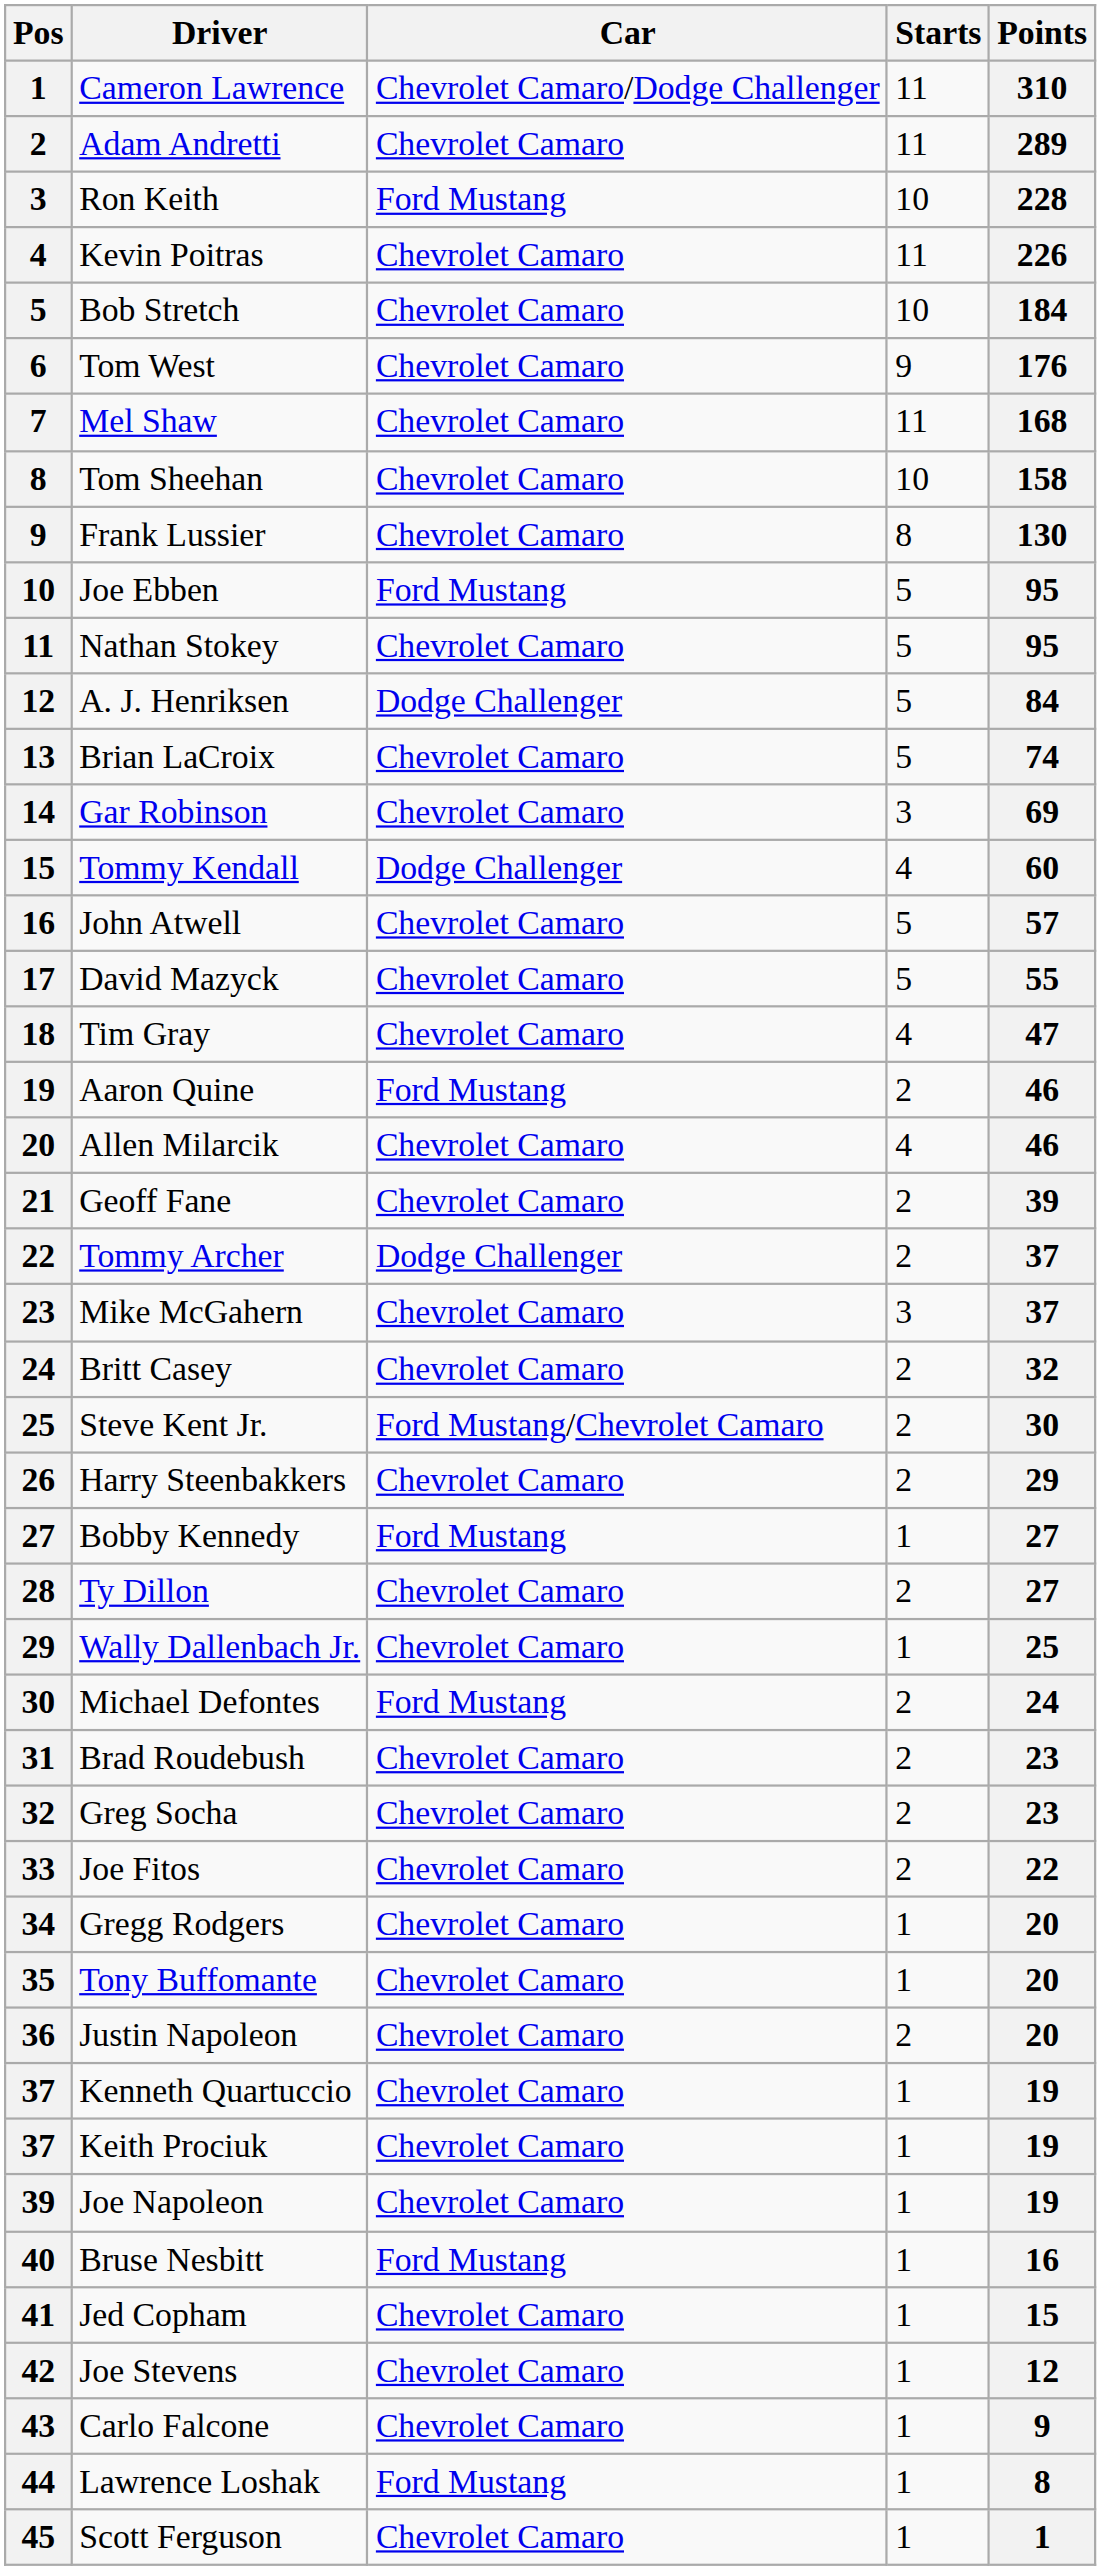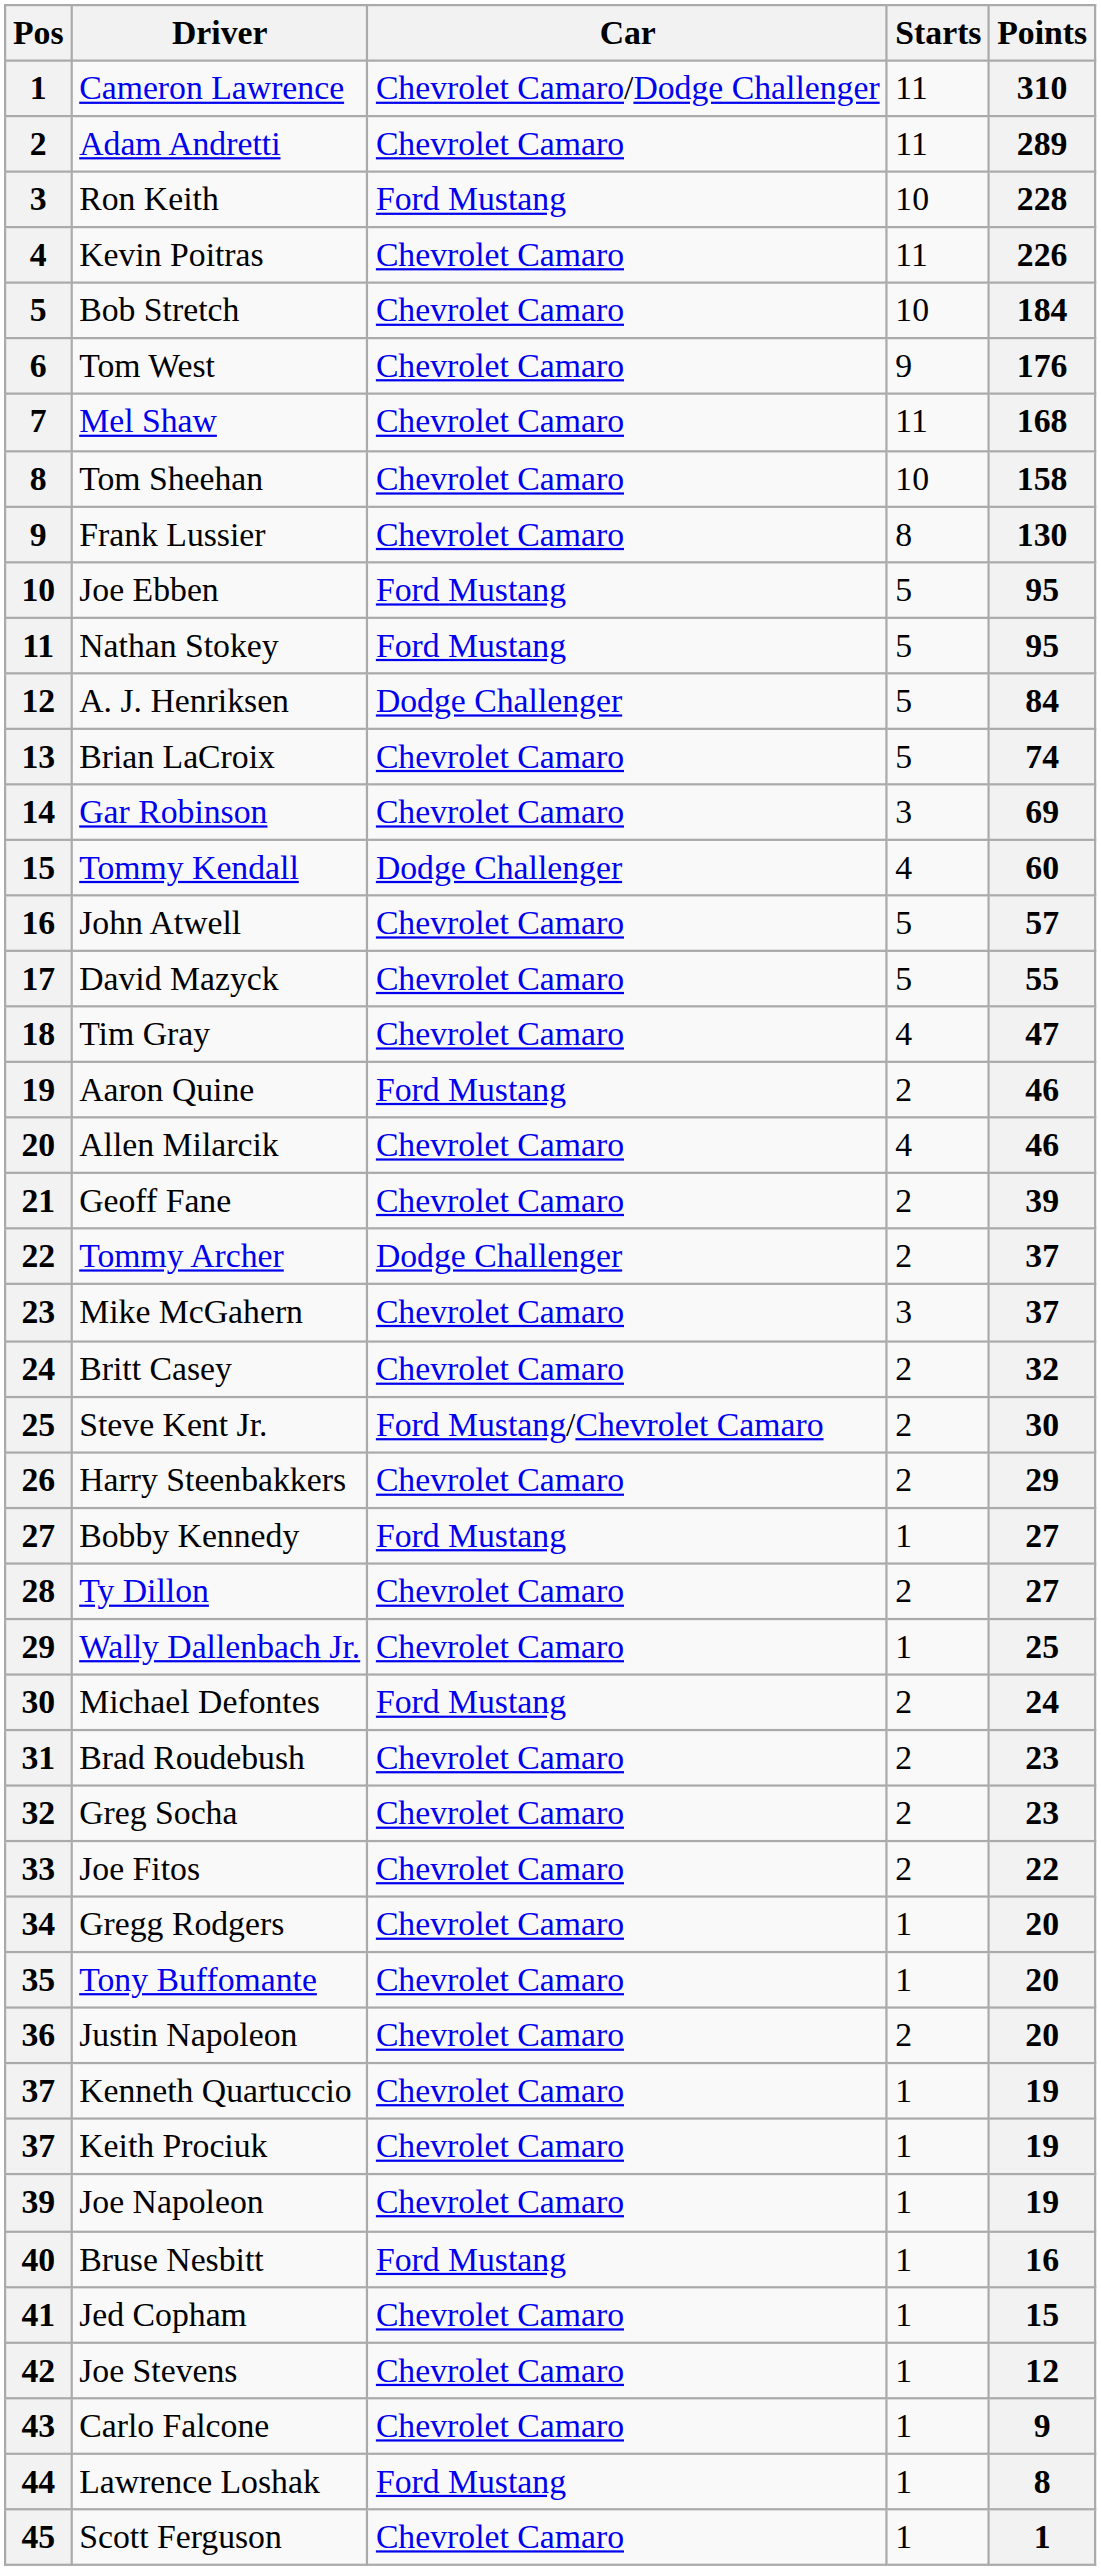(500, 644) Chevrolet Camaro -> (471, 644) Ford Mustang
